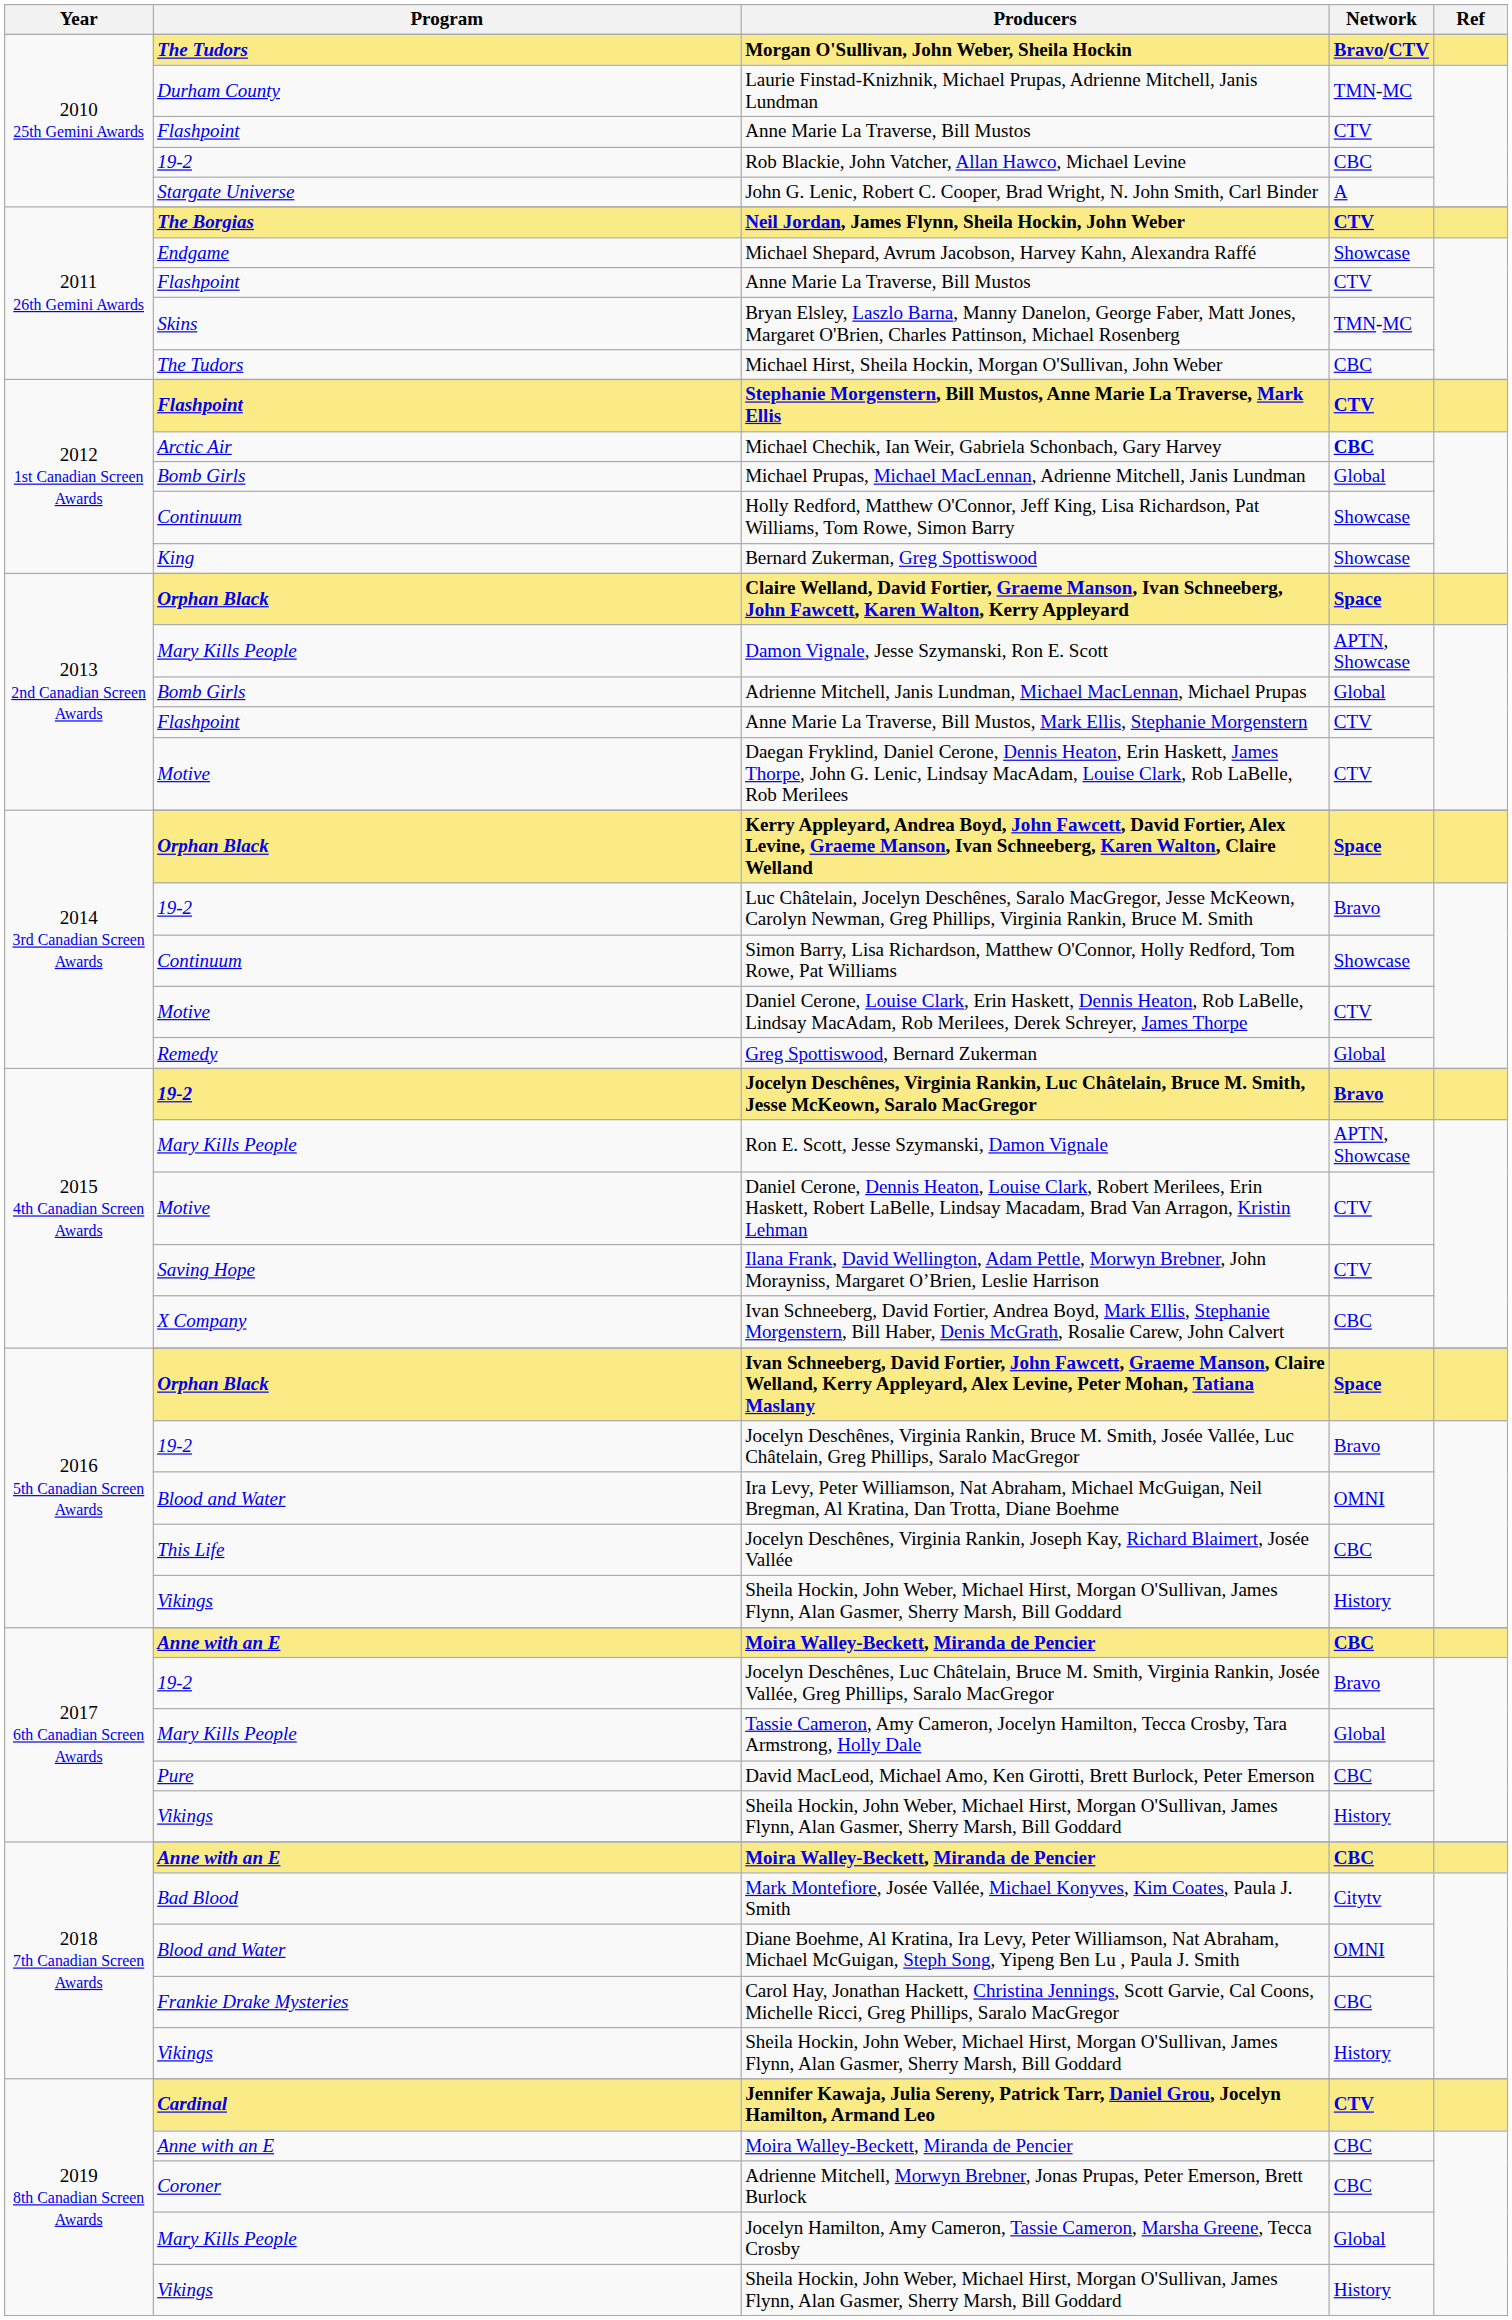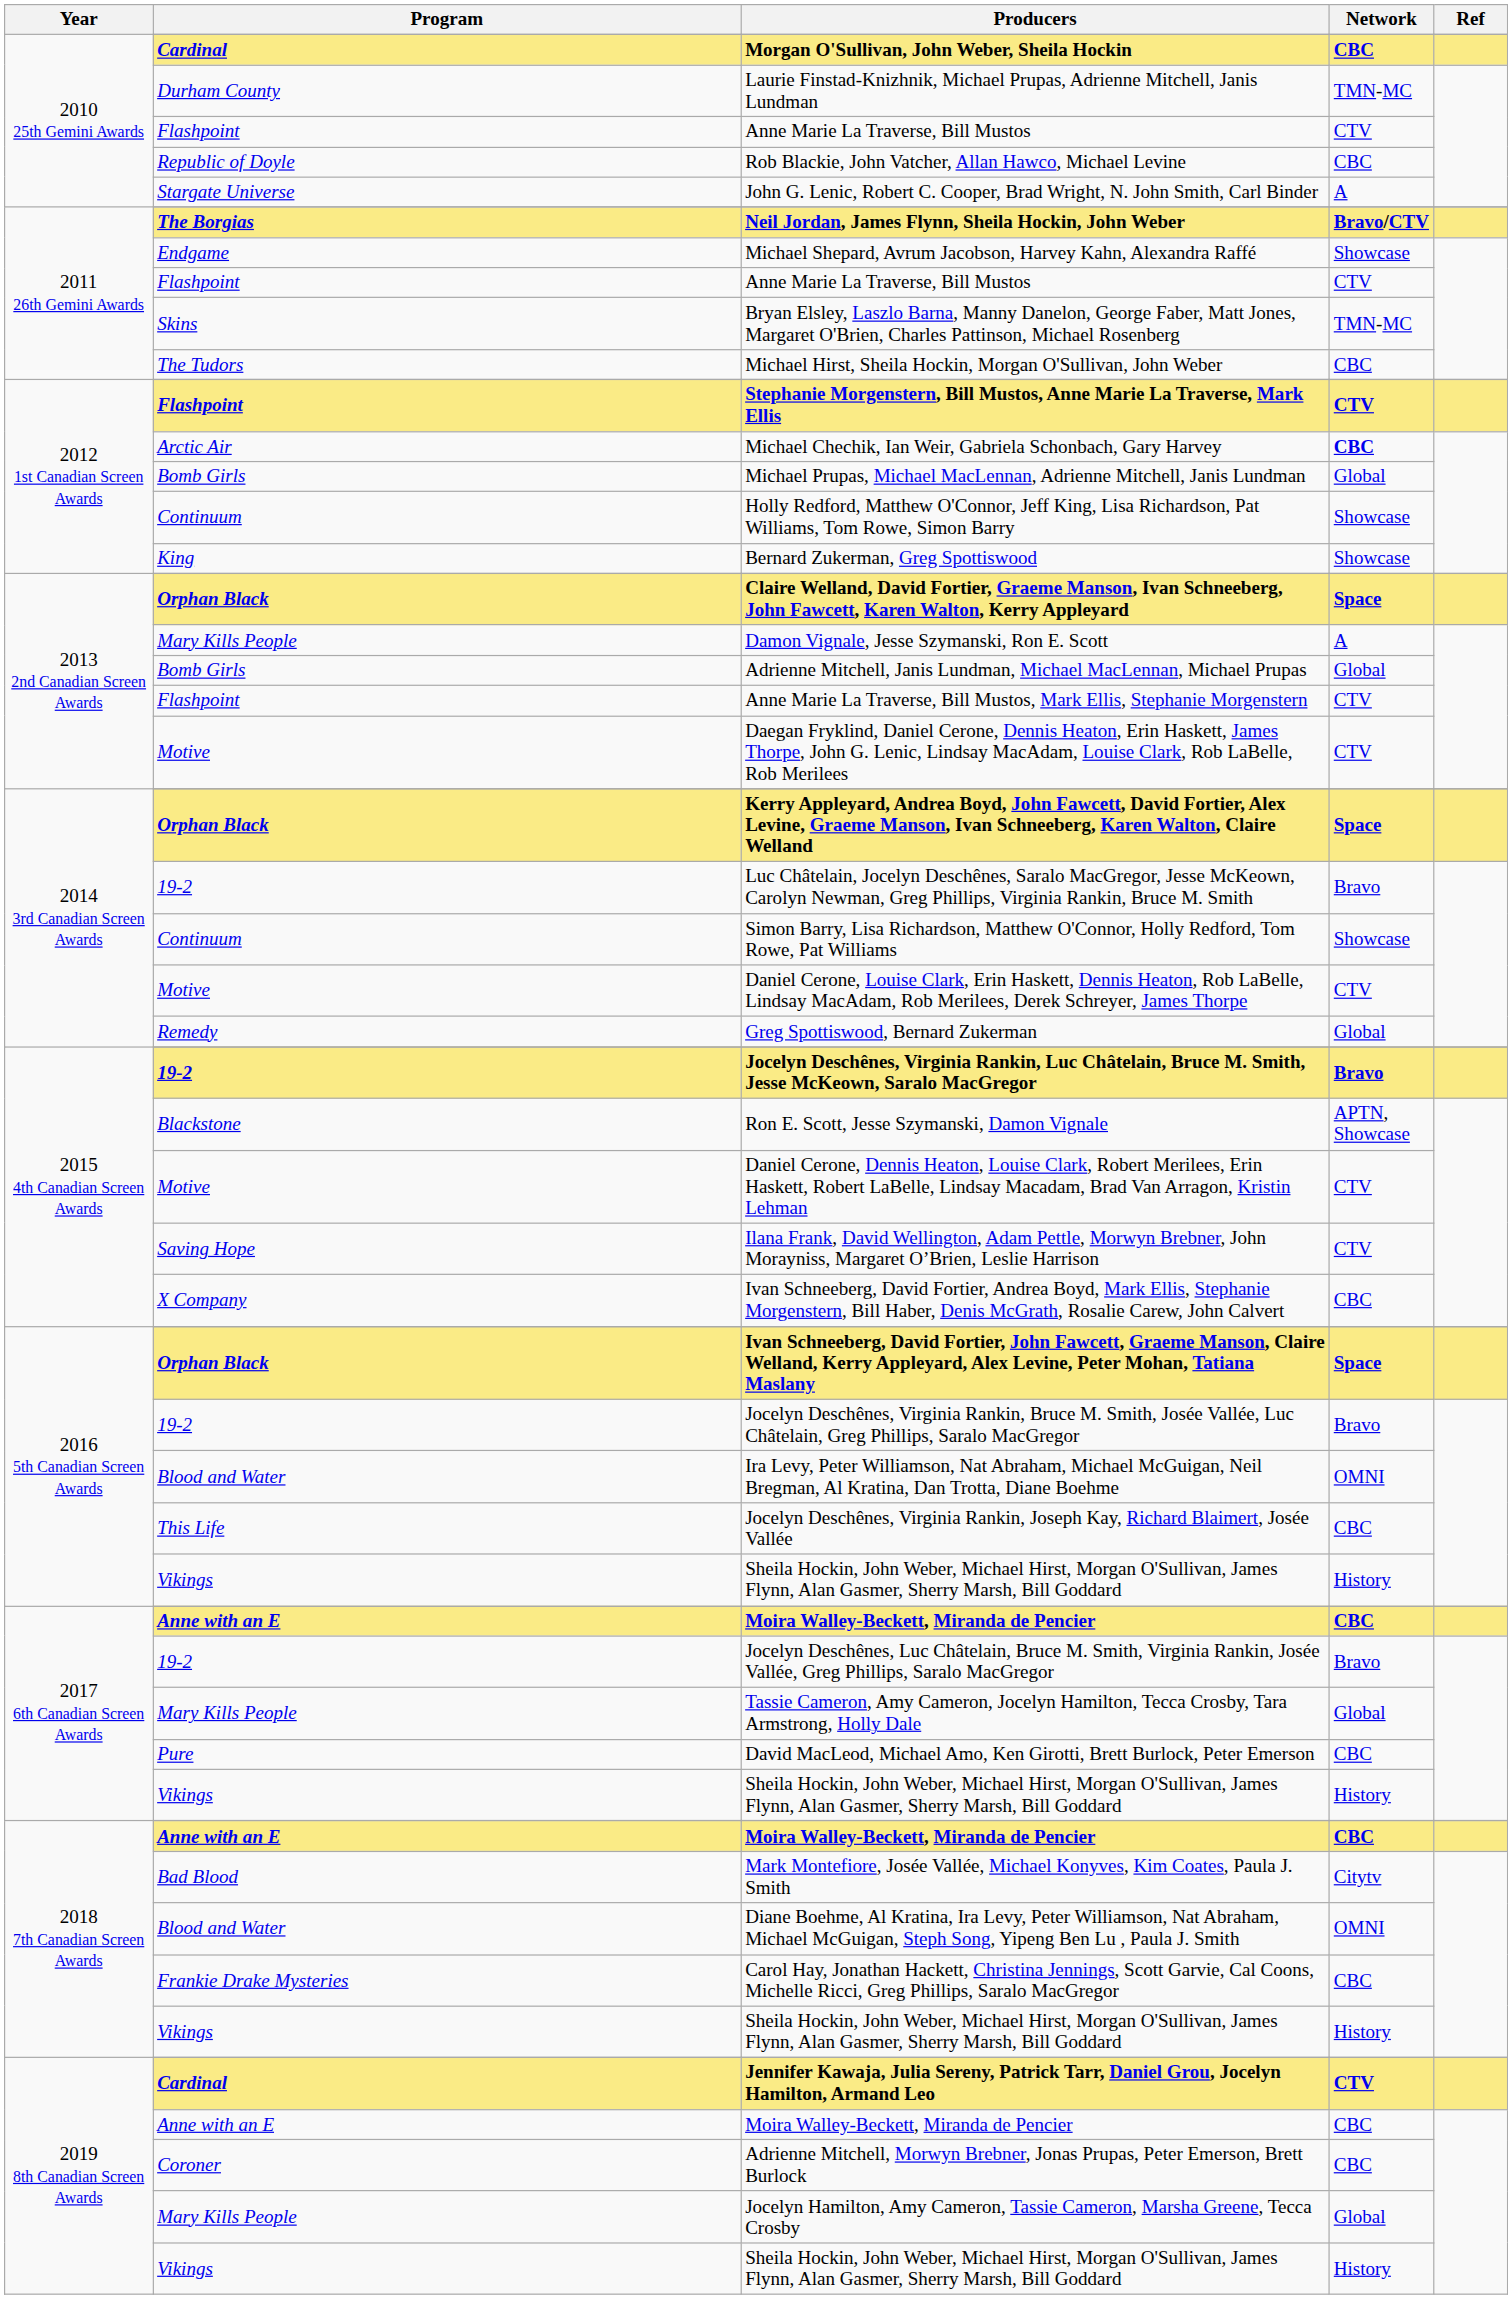(203, 49) The Tudors -> (192, 49) Cardinal
(1381, 49) Bravo/CTV -> (1354, 49) CBC
(175, 161) 19-2 -> (226, 161) Republic of Doyle
(1354, 222) CTV -> (1381, 222) Bravo/CTV
(1372, 650) APTN, Showcase -> (1341, 640) A
(227, 1145) Mary Kills People -> (199, 1124) Blackstone
